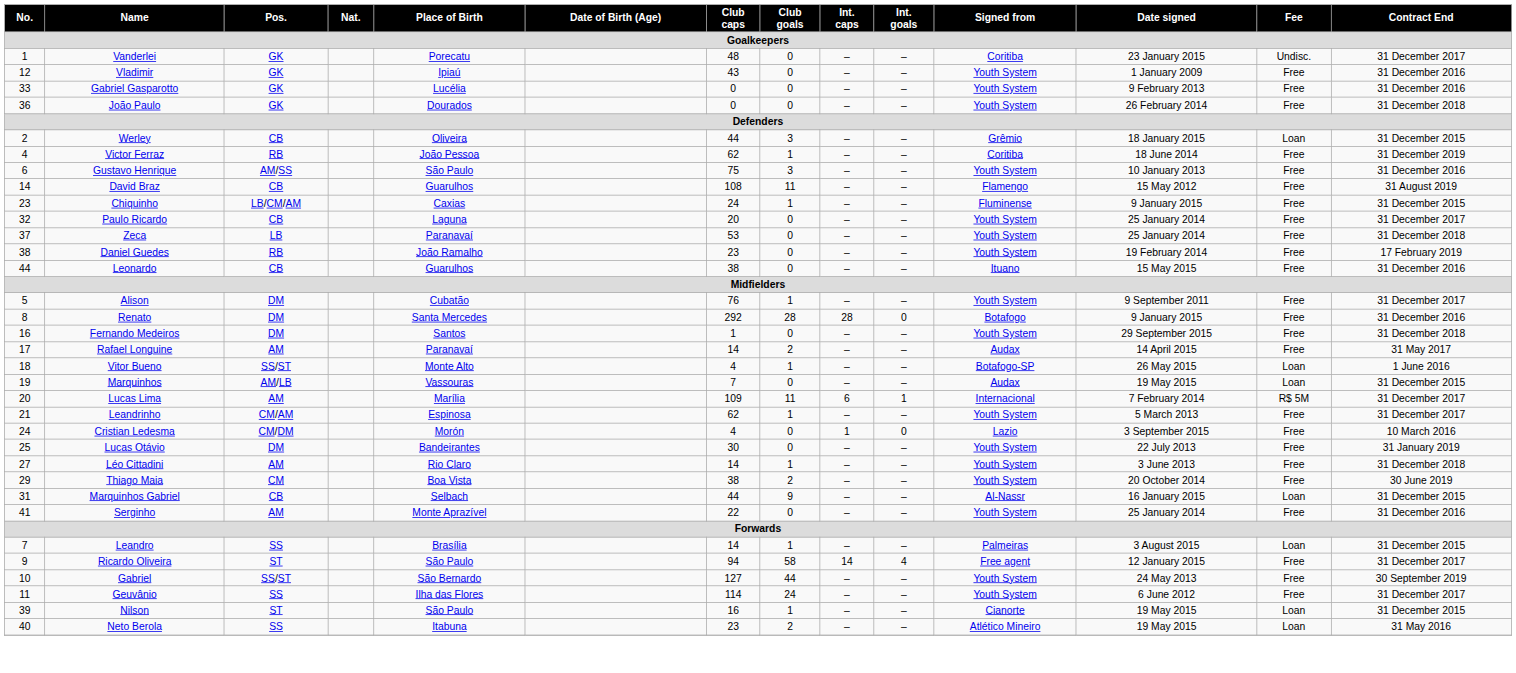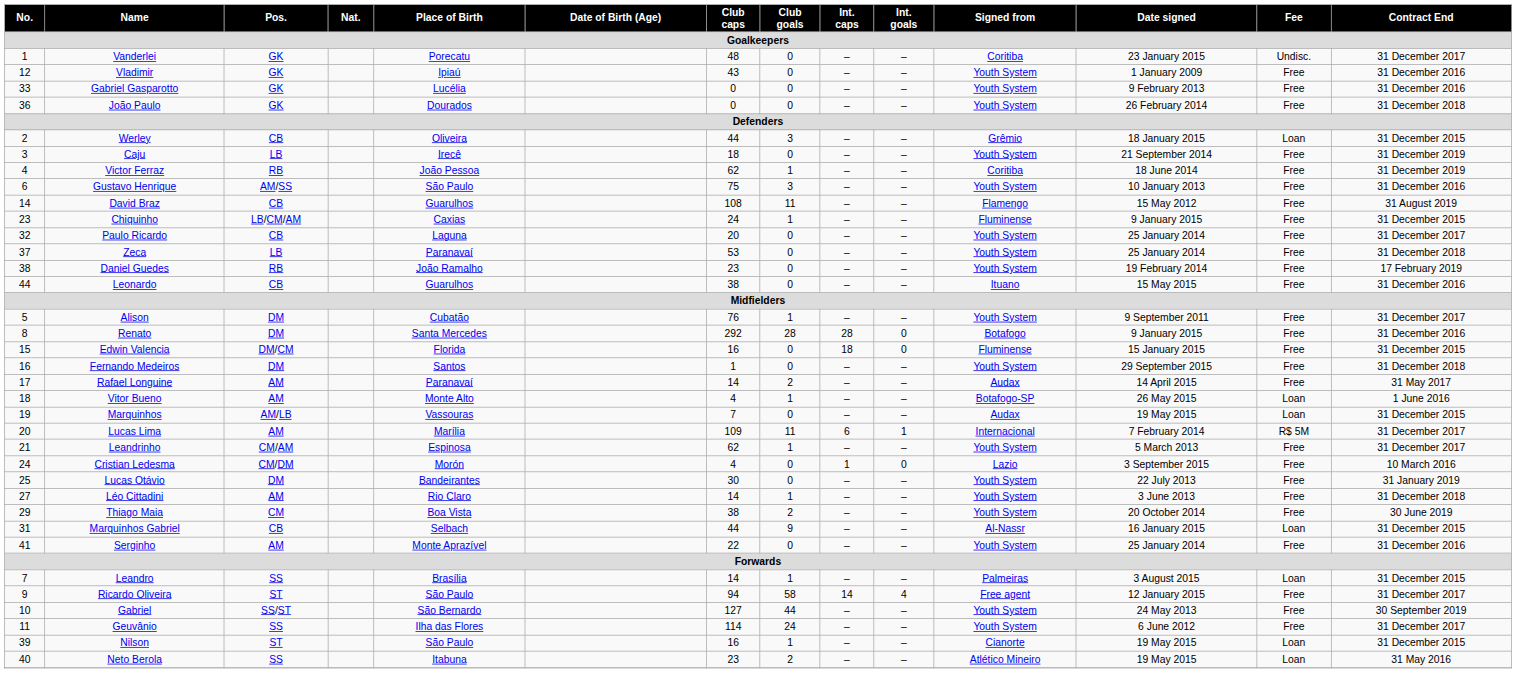+ row: (135, 154)
+ row: (135, 349)
(276, 366) SS/ST -> (276, 398) AM
